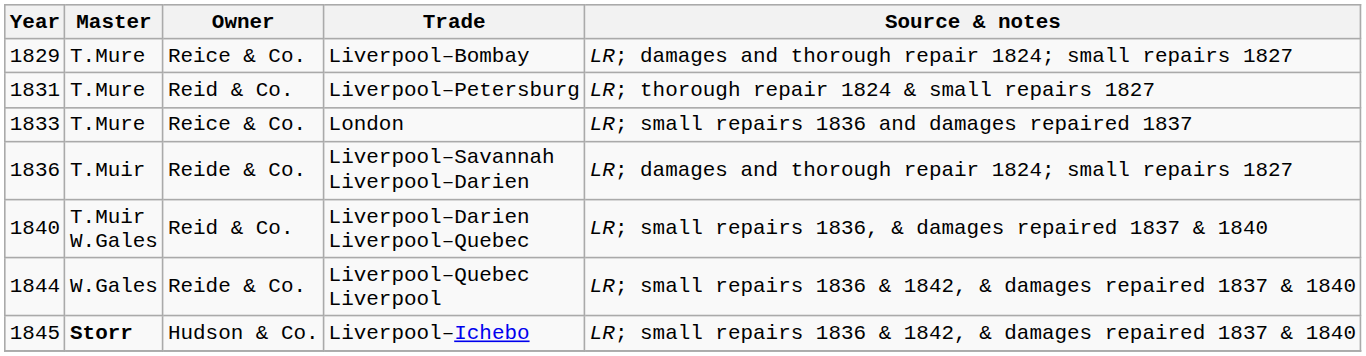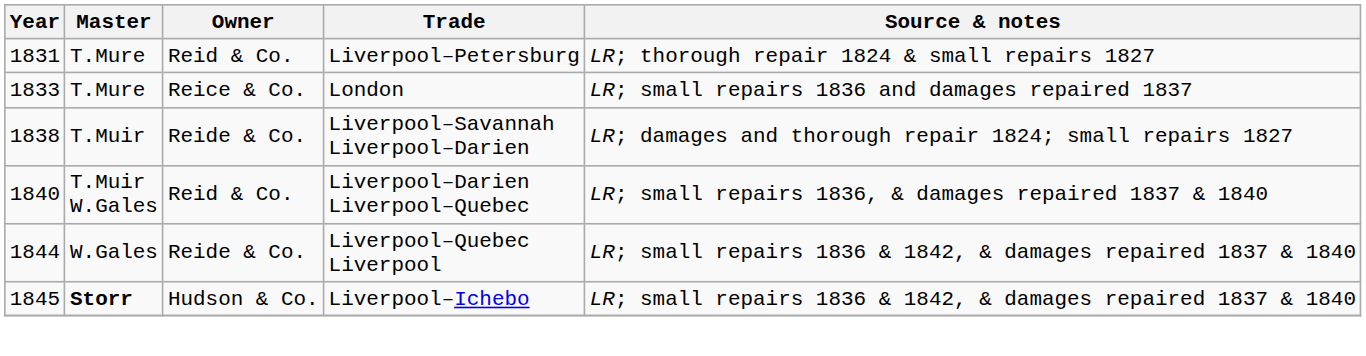- row: (429, 56)
(35, 170) 1836 -> (35, 136) 1838
